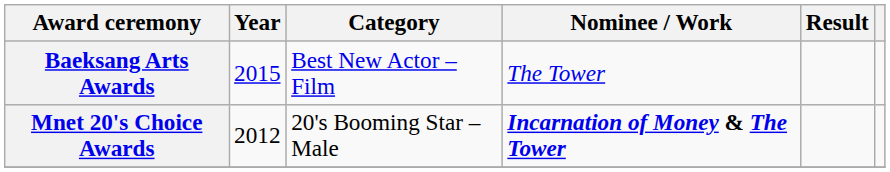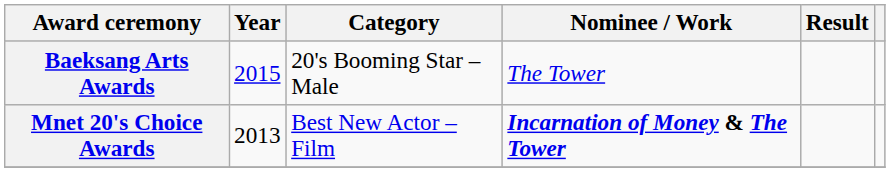(374, 72) Best New Actor – Film -> (386, 72) 20's Booming Star – Male
(257, 135) 2012 -> (257, 135) 2013
(386, 135) 20's Booming Star – Male -> (374, 135) Best New Actor – Film
